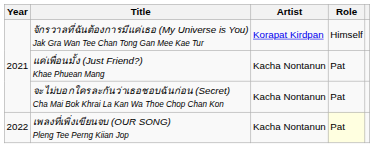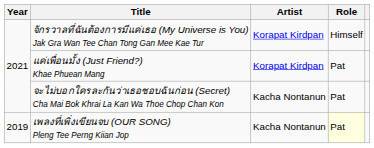(289, 66) Kacha Nontanun -> (288, 66) Korapat Kirdpan
(17, 127) 2022 -> (17, 127) 2019
